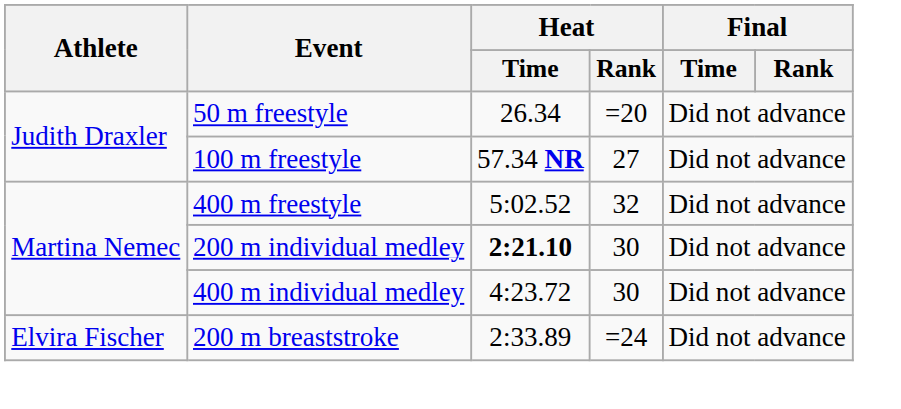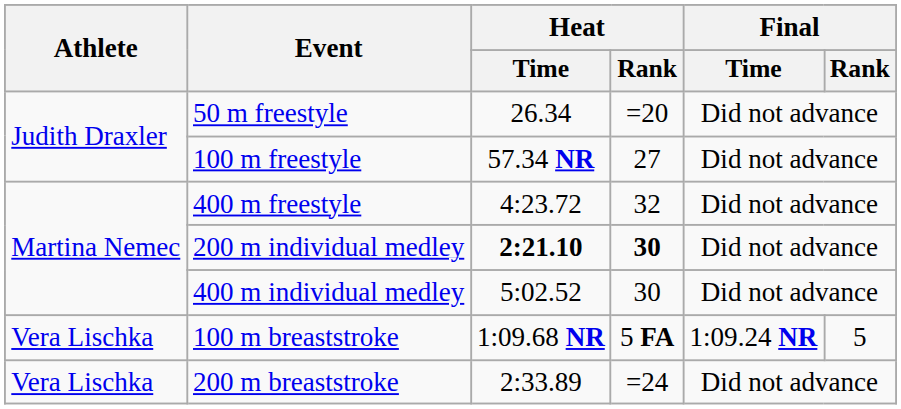(530, 203) 5:02.52 -> (541, 203) 4:23.72
(626, 248) normal -> (647, 248) bold
(530, 292) 4:23.72 -> (541, 292) 5:02.52
+ row: (296, 337)
(88, 337) Elvira Fischer -> (82, 382) Vera Lischka
